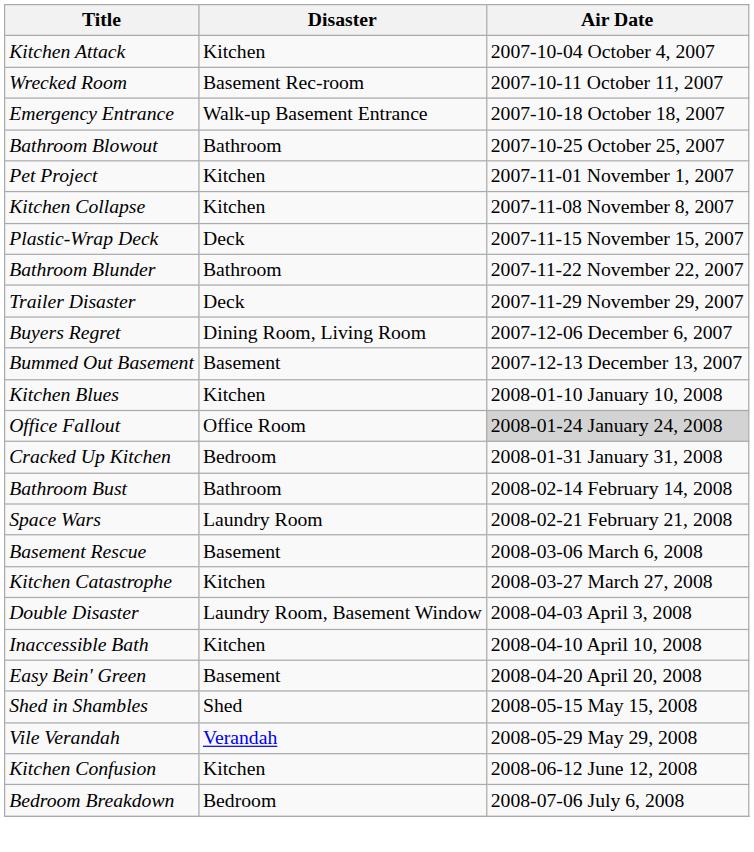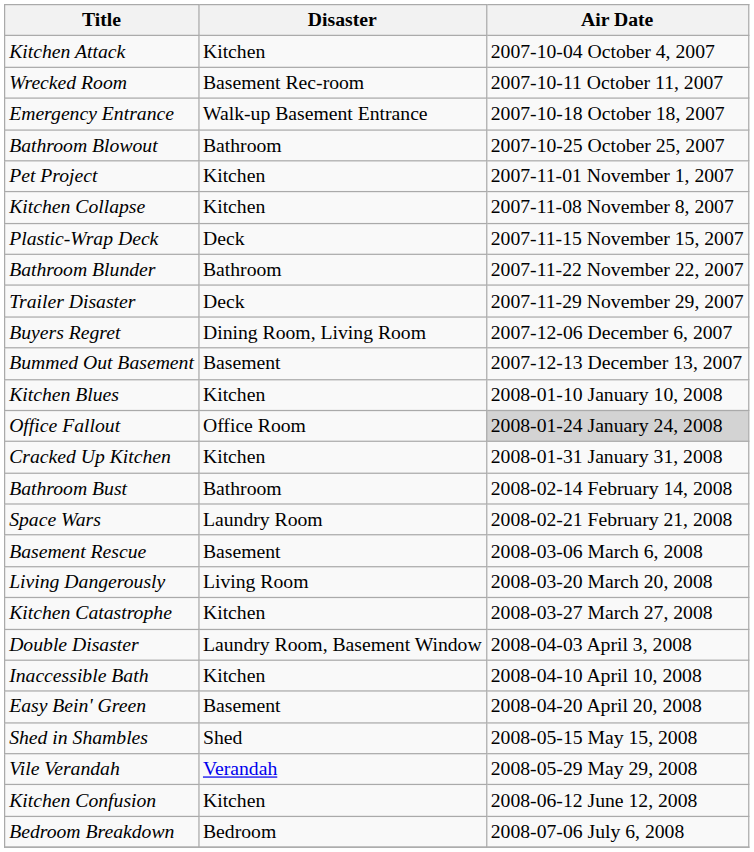(240, 457) Bedroom -> (234, 457) Kitchen
+ row: (87, 581)
